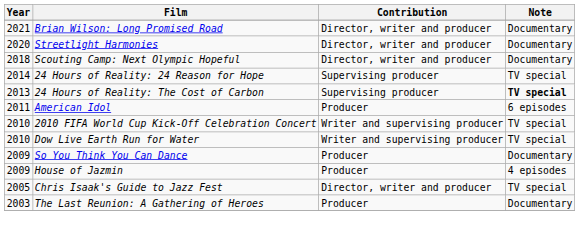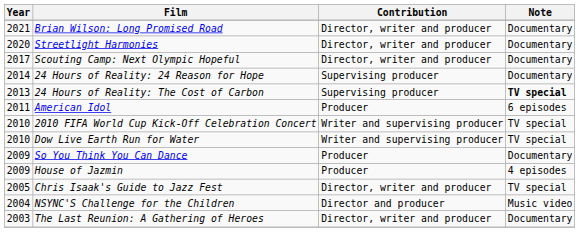(18, 60) 2018 -> (18, 60) 2017
(537, 76) TV special -> (540, 76) Documentary
+ row: (135, 203)
(345, 203) Producer -> (406, 219) Director, writer and producer
